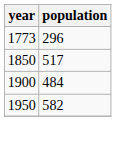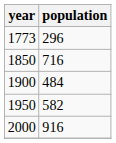(53, 60) 517 -> (53, 60) 716
+ row: (22, 127)
